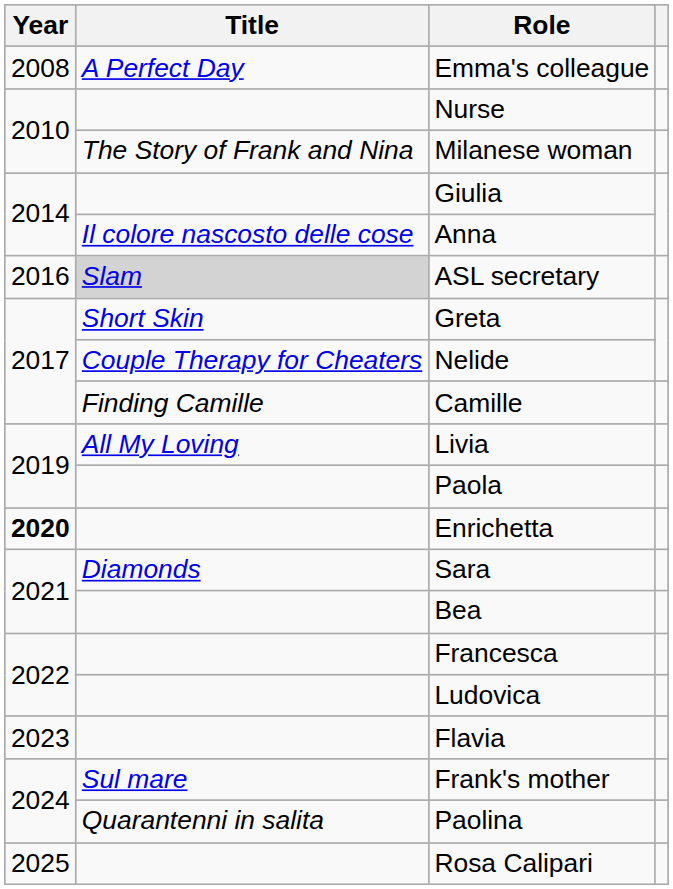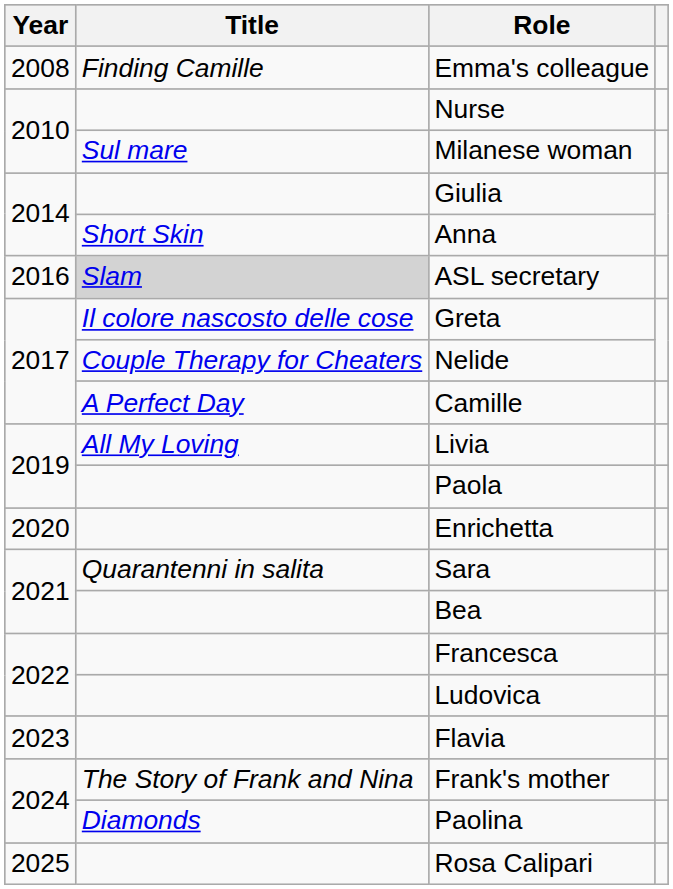(163, 67) A Perfect Day -> (173, 67) Finding Camille
(248, 151) The Story of Frank and Nina -> (135, 151) Sul mare
(248, 234) Il colore nascosto delle cose -> (143, 234) Short Skin
(143, 318) Short Skin -> (248, 318) Il colore nascosto delle cose
(173, 402) Finding Camille -> (163, 402) A Perfect Day
(40, 527) bold -> (40, 527) normal
(141, 569) Diamonds -> (203, 569) Quarantenni in salita
(135, 779) Sul mare -> (248, 779) The Story of Frank and Nina
(203, 820) Quarantenni in salita -> (141, 820) Diamonds
